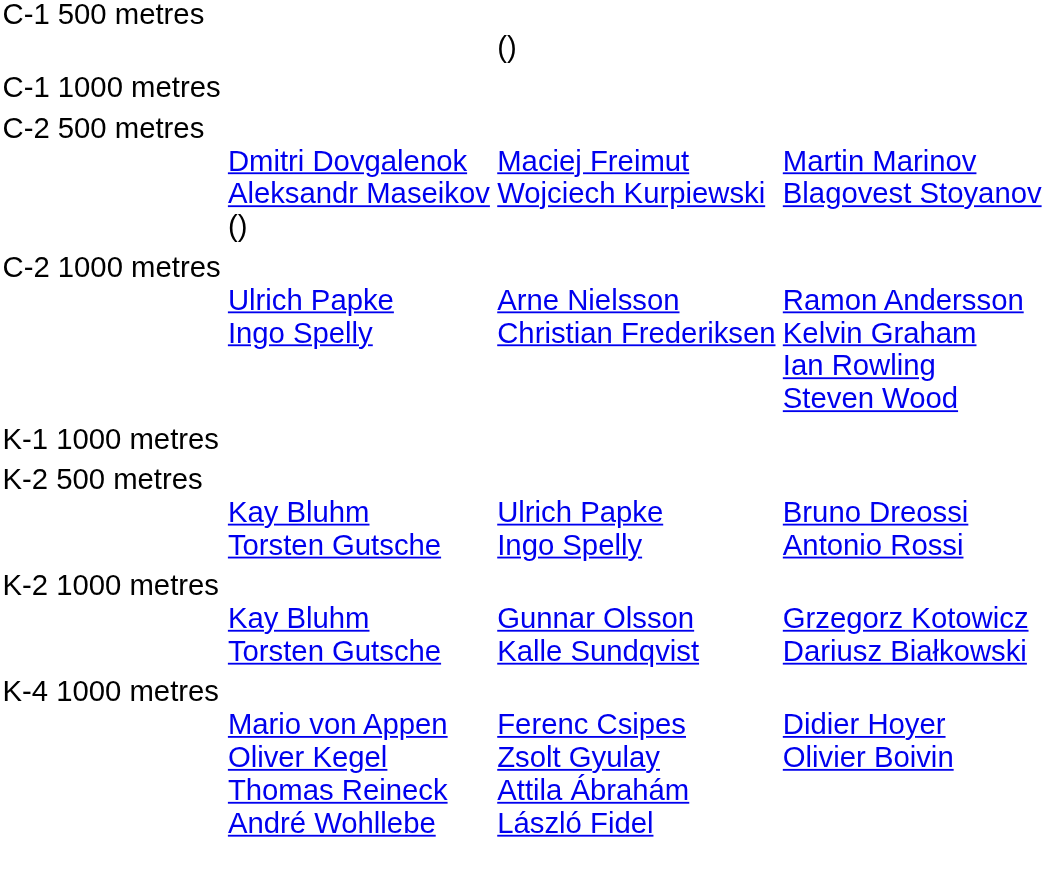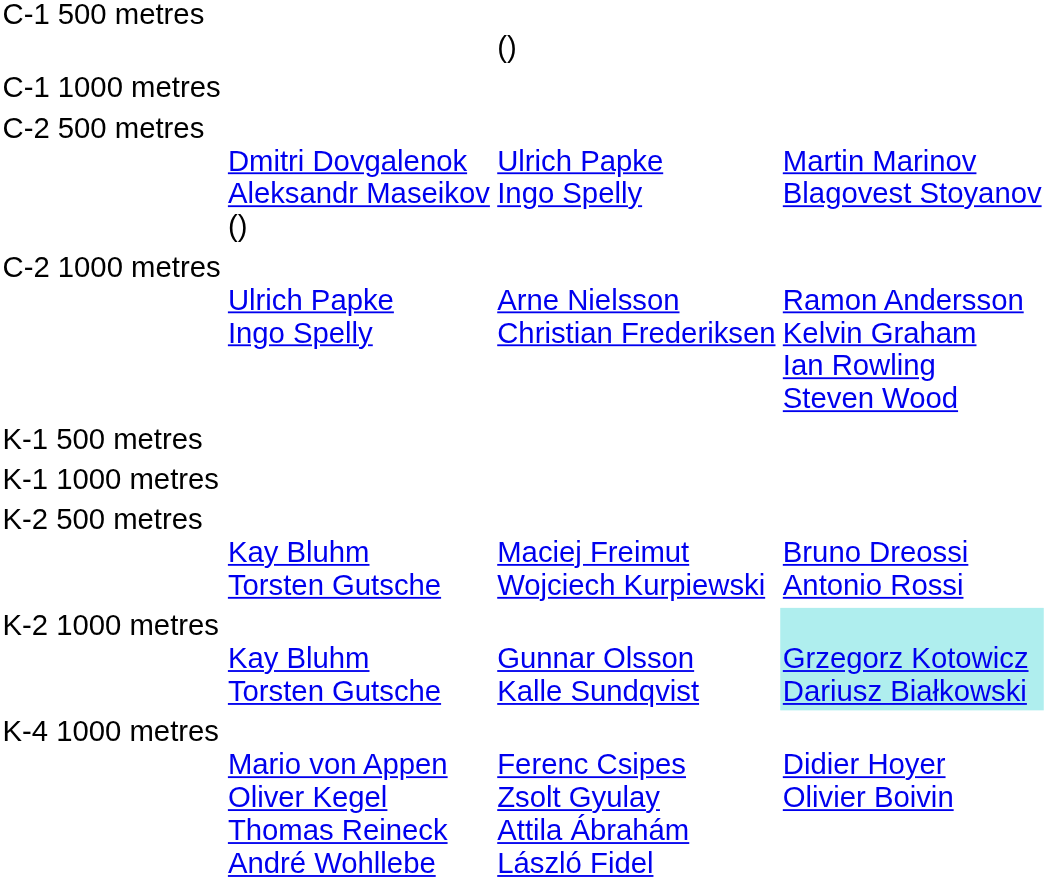(631, 177) Maciej Freimut Wojciech Kurpiewski -> (580, 177) Ulrich Papke Ingo Spelly
+ row: (103, 439)
(580, 528) Ulrich Papke Ingo Spelly -> (631, 569) Maciej Freimut Wojciech Kurpiewski
(906, 634) no background -> (906, 675) paleturquoise background
